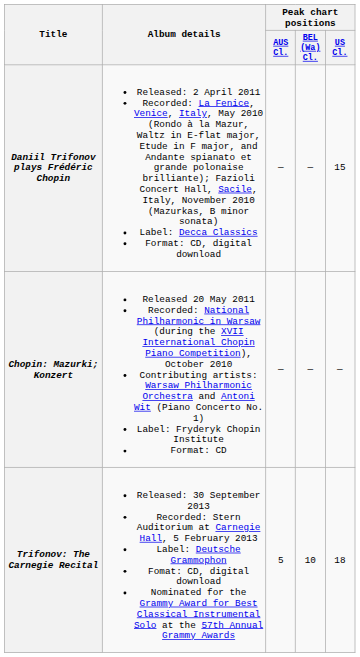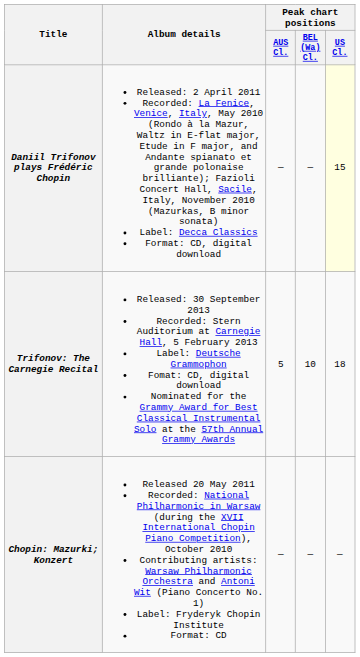(340, 168) no background -> (340, 168) lightyellow background
rows swapped: (53, 369) <-> (53, 560)
